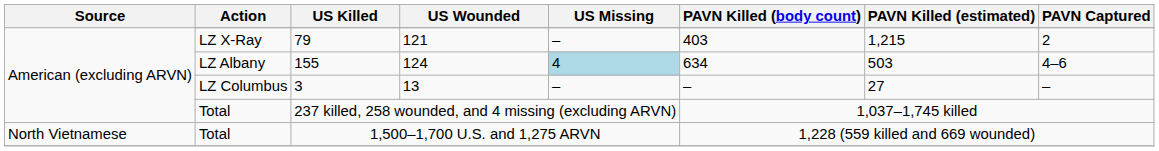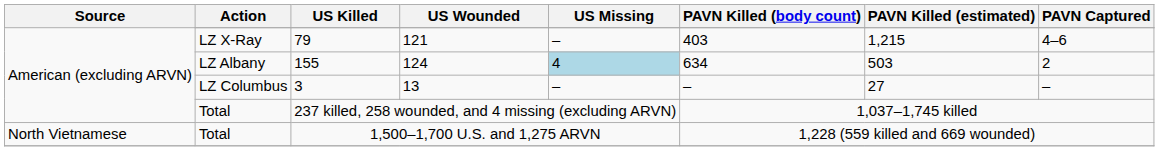(1046, 39) 2 -> (1054, 39) 4–6
(1054, 63) 4–6 -> (1046, 63) 2
